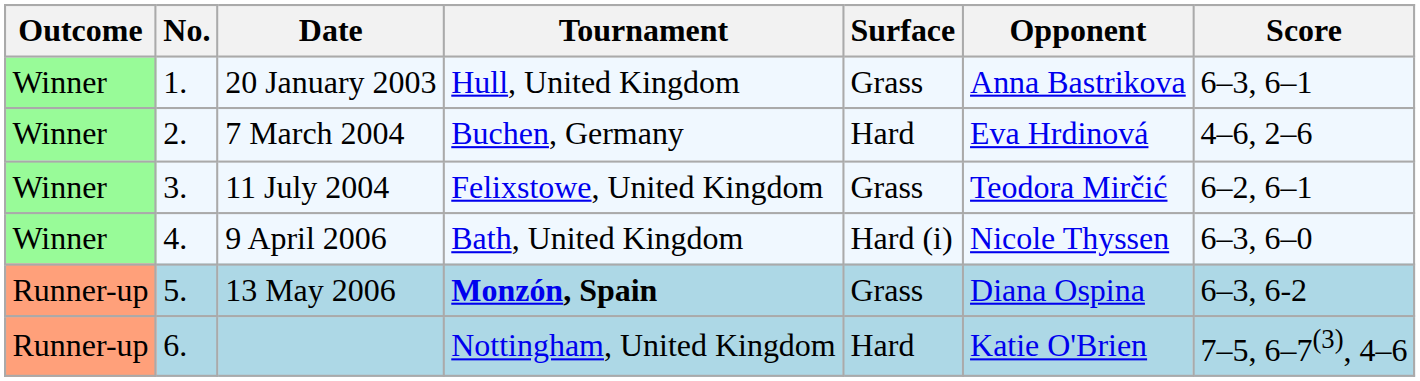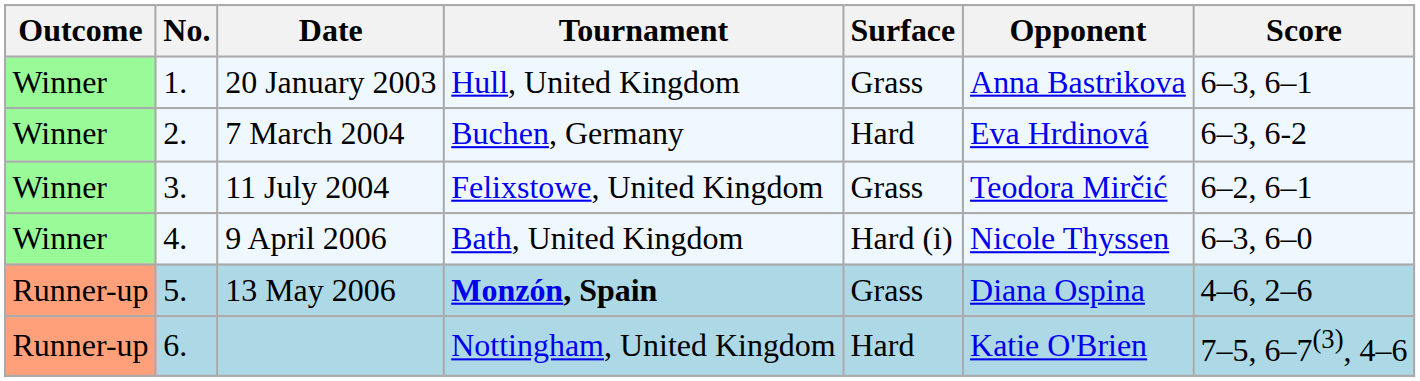(1257, 133) 4–6, 2–6 -> (1254, 133) 6–3, 6-2
(1254, 289) 6–3, 6-2 -> (1257, 289) 4–6, 2–6
